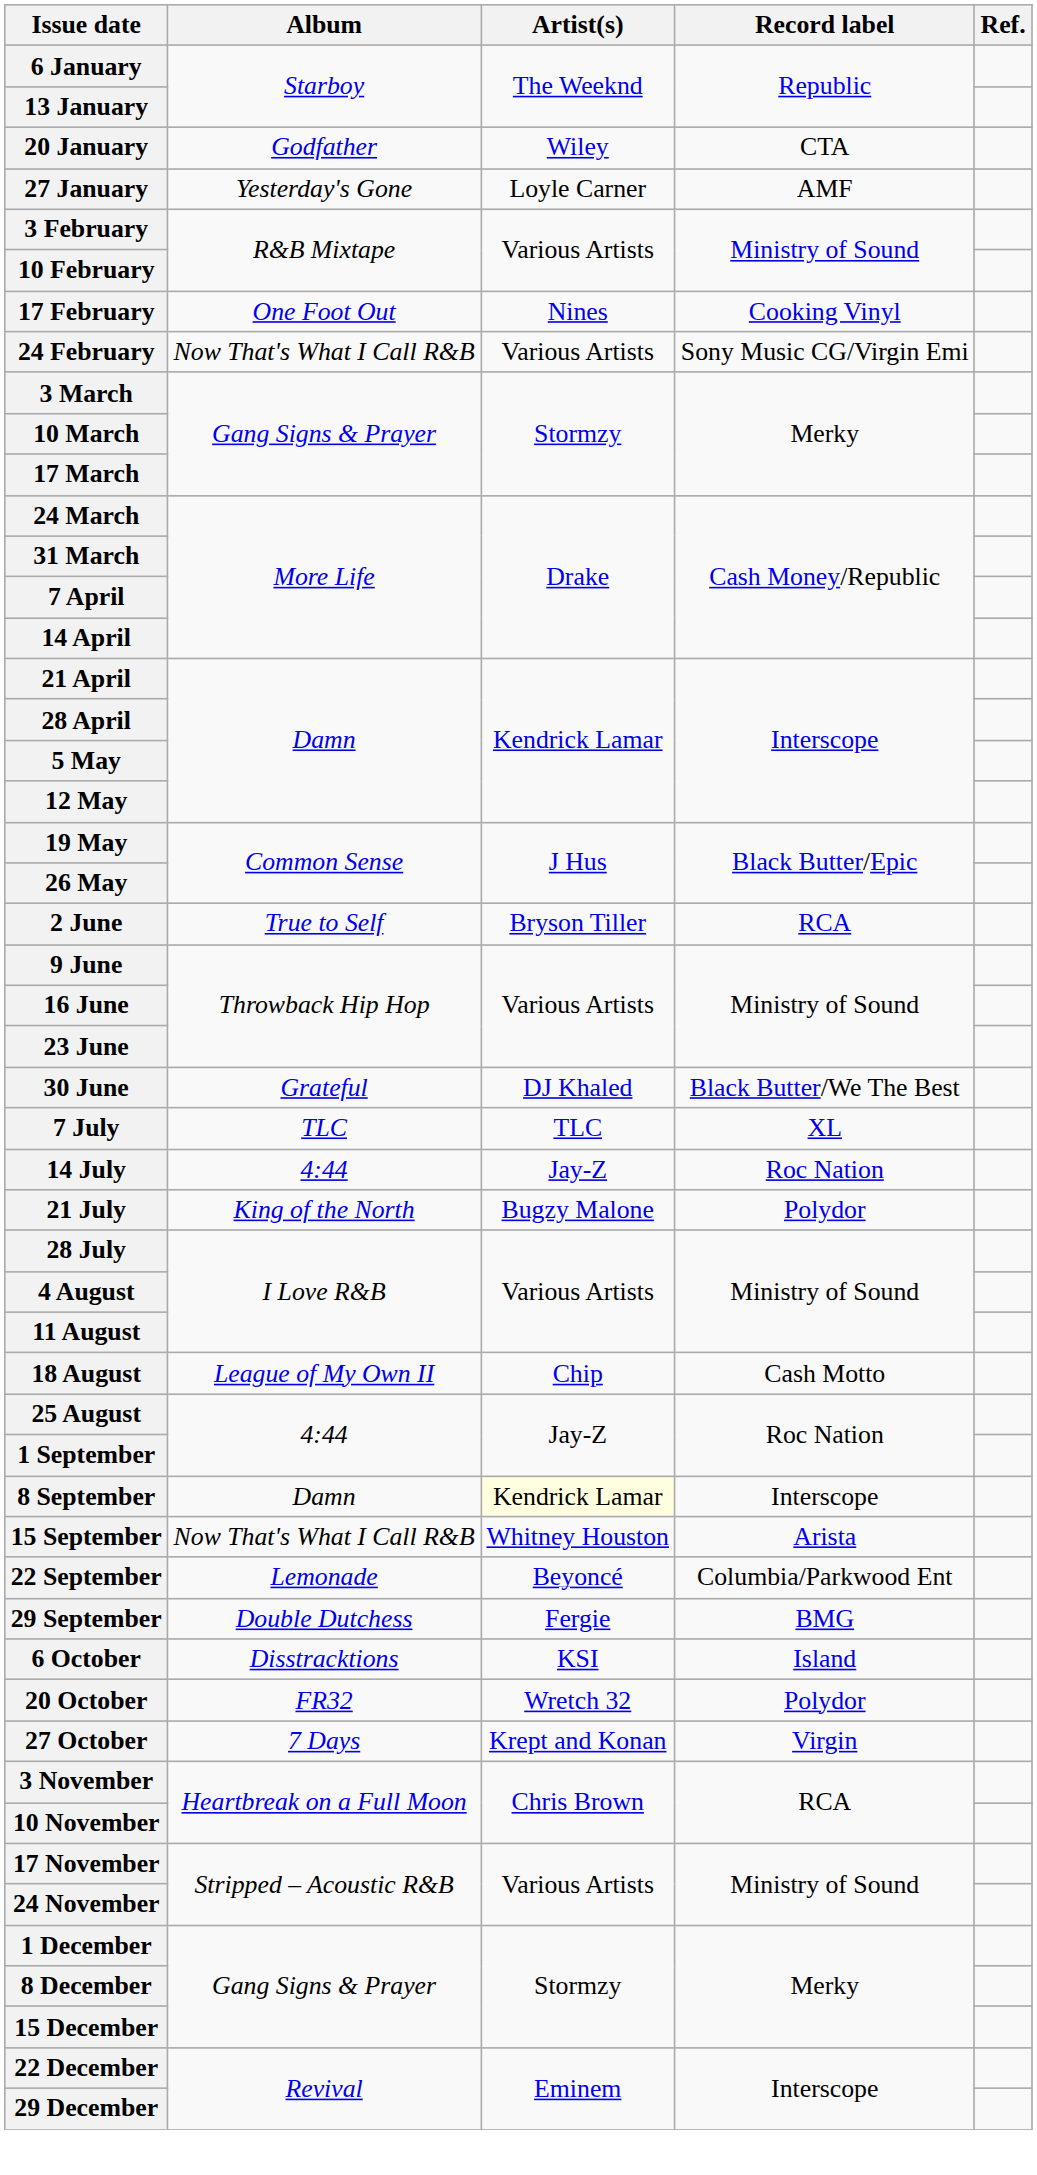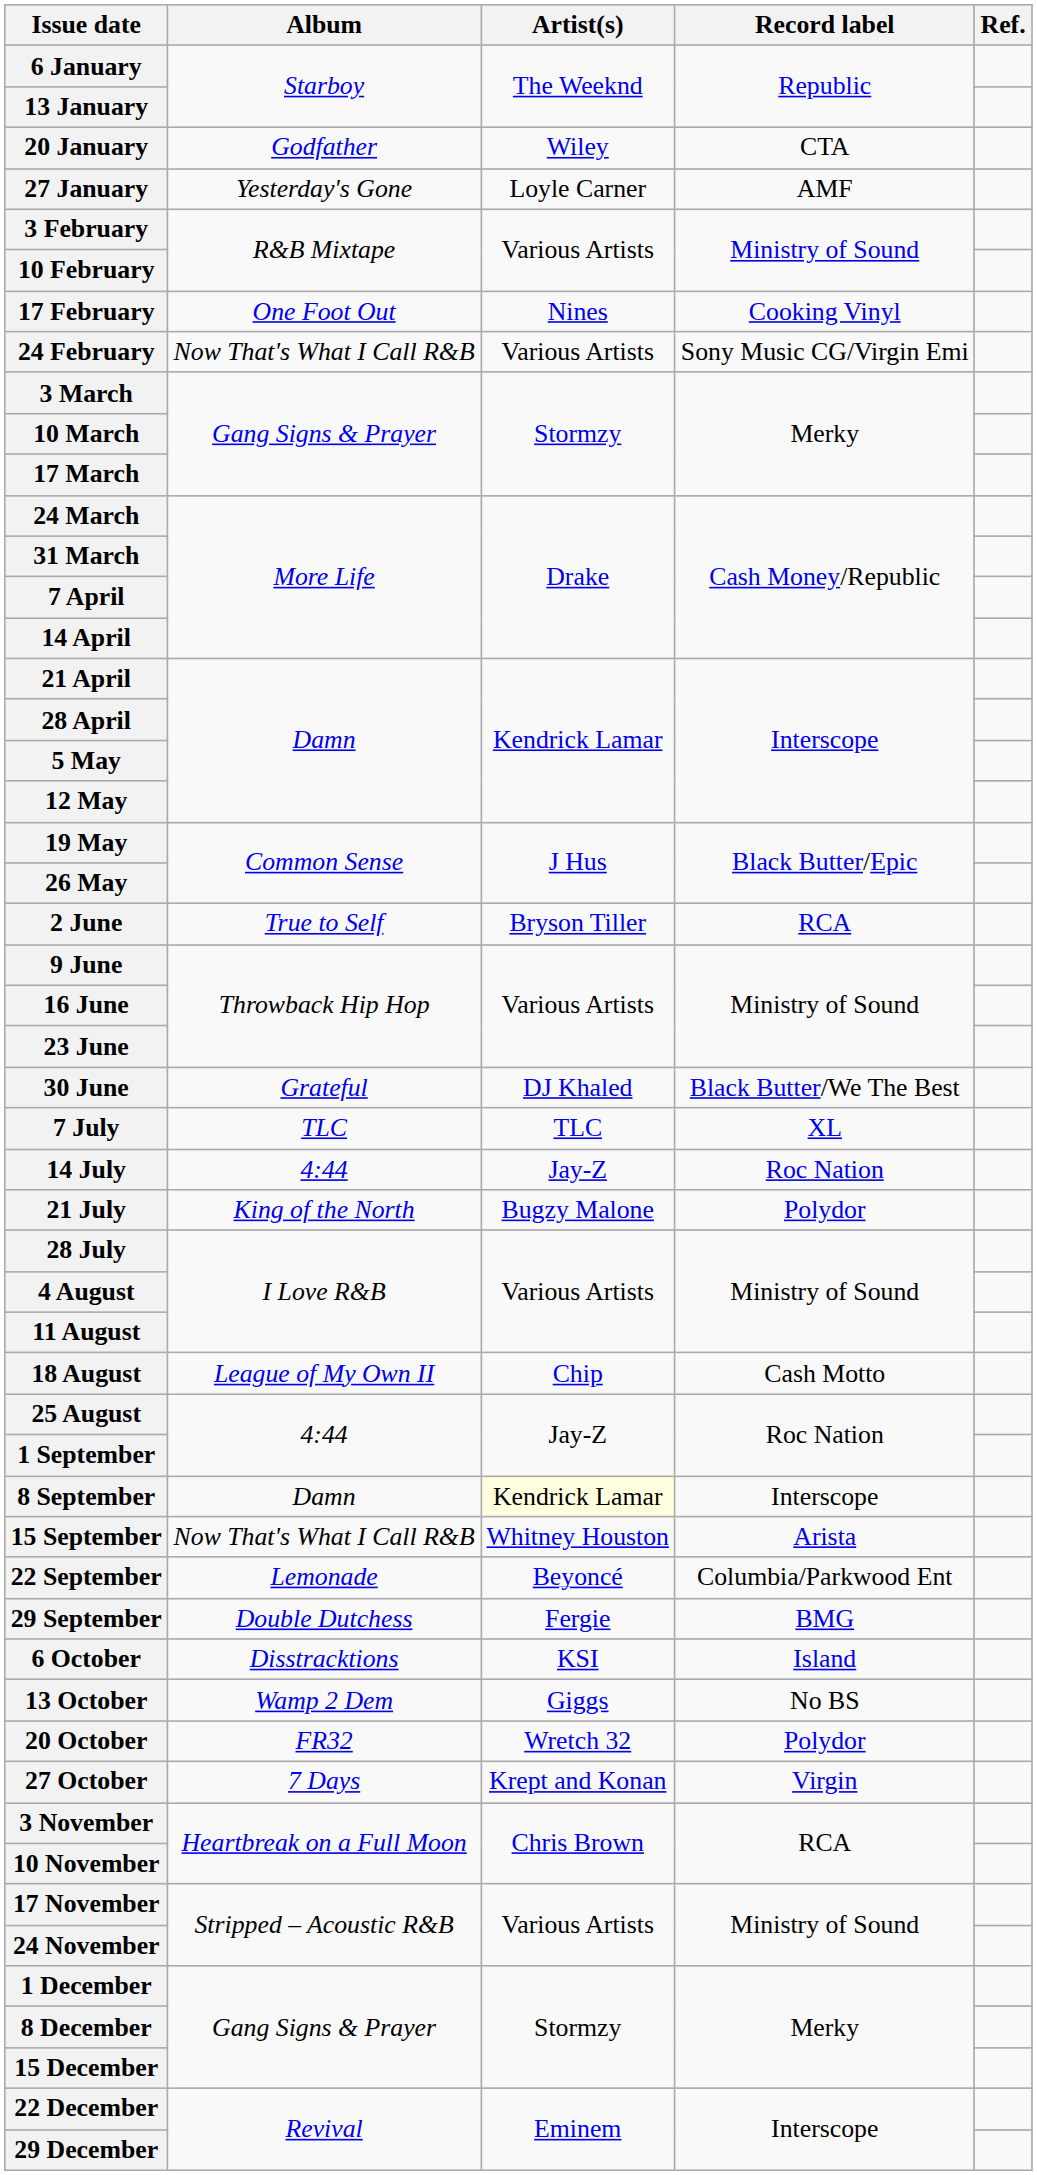+ row: (86, 1699)
